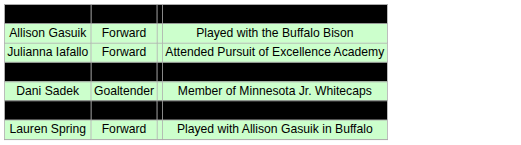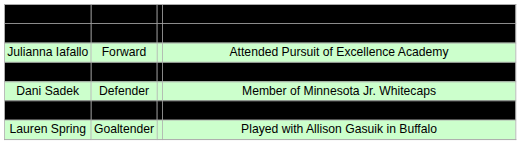(124, 14) Goaltender -> (124, 14) Defender
- row: (48, 33)
+ row: (48, 33)
(124, 91) Goaltender -> (124, 91) Defender
(124, 129) Forward -> (124, 129) Goaltender
